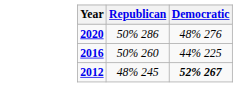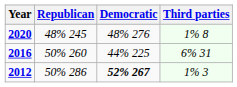+ column: (196, 14)
(138, 34) 50% 286 -> (66, 34) 48% 245
(138, 72) 48% 245 -> (66, 72) 50% 286
